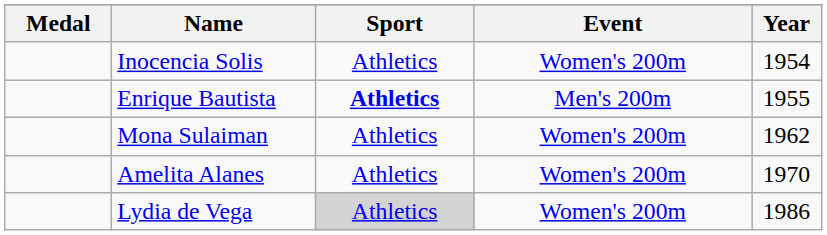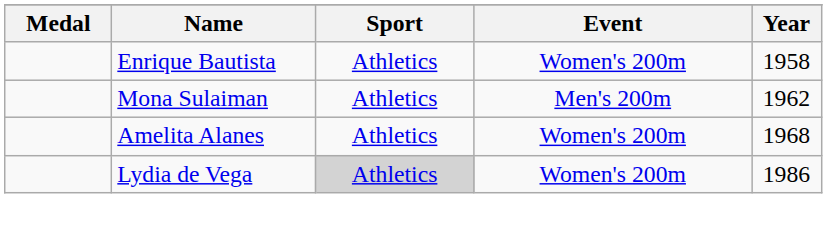- row: (190, 60)
(395, 98) bold -> (395, 60) normal
(613, 98) Men's 200m -> (613, 60) Women's 200m
(786, 98) 1955 -> (786, 60) 1958
(613, 135) Women's 200m -> (613, 98) Men's 200m
(786, 173) 1970 -> (786, 135) 1968
